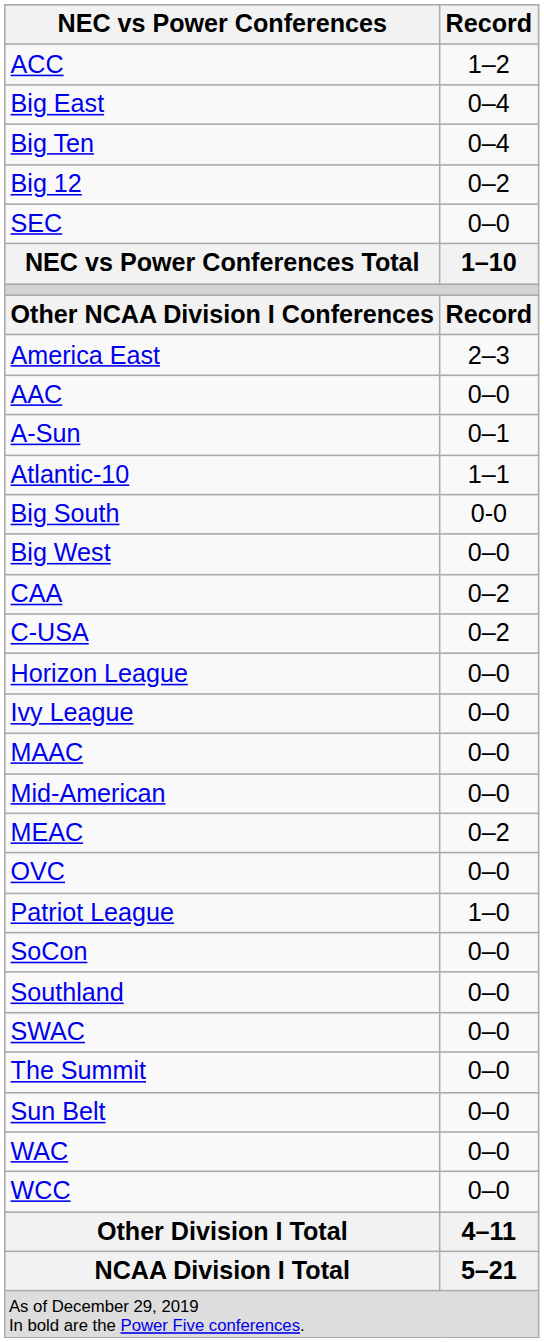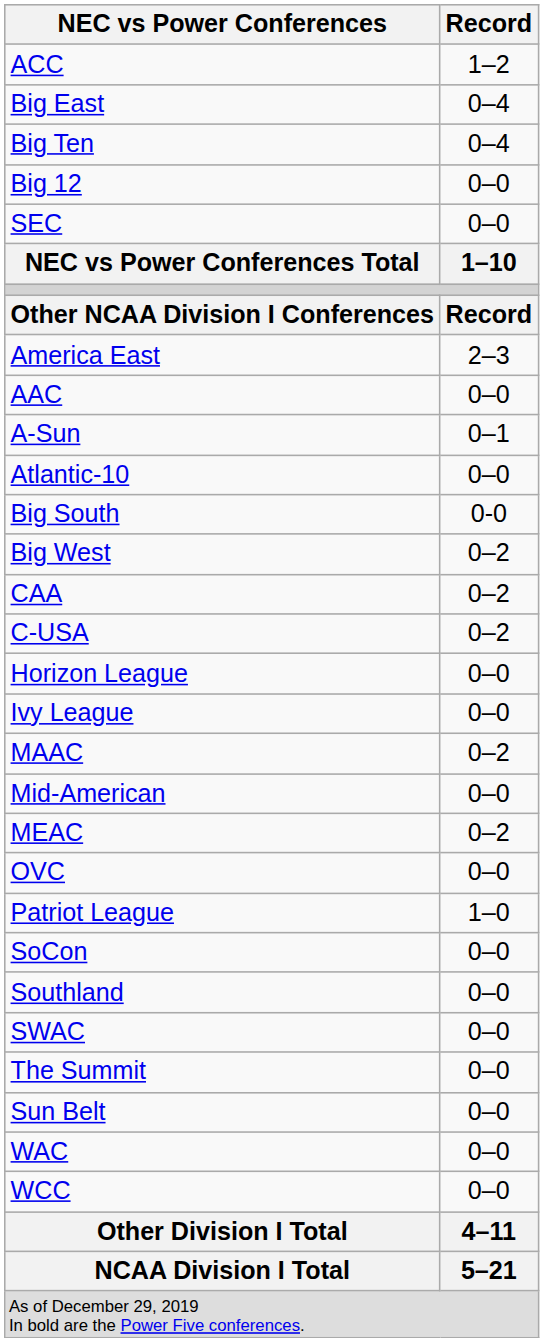(489, 183) 0–2 -> (489, 183) 0–0
(489, 474) 1–1 -> (489, 474) 0–0
(489, 553) 0–0 -> (489, 553) 0–2
(489, 753) 0–0 -> (489, 753) 0–2
